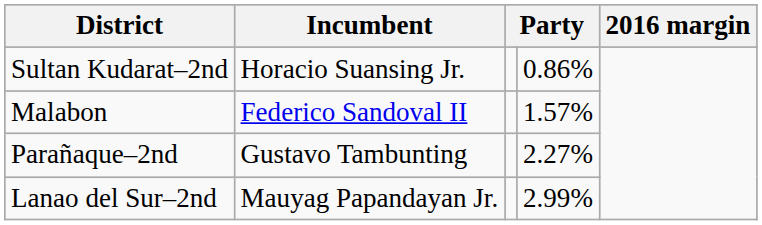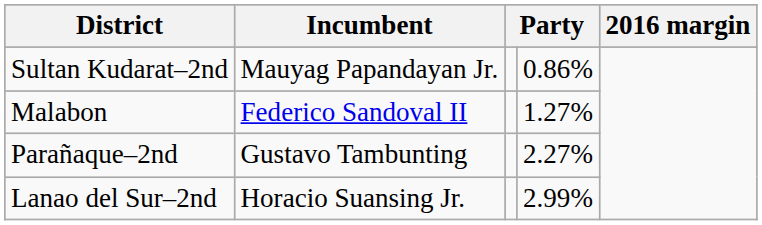(353, 68) Horacio Suansing Jr. -> (369, 68) Mauyag Papandayan Jr.
(558, 111) 1.57% -> (558, 111) 1.27%
(369, 197) Mauyag Papandayan Jr. -> (353, 197) Horacio Suansing Jr.
